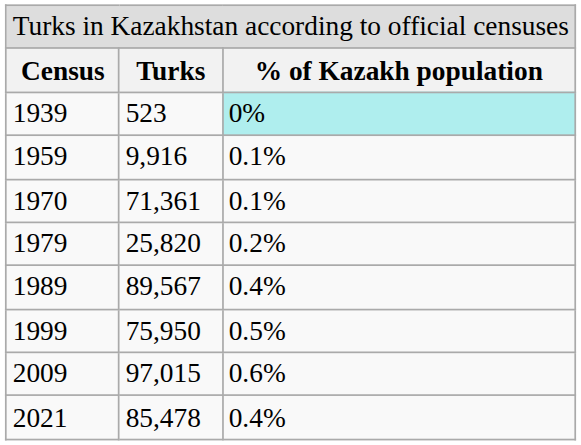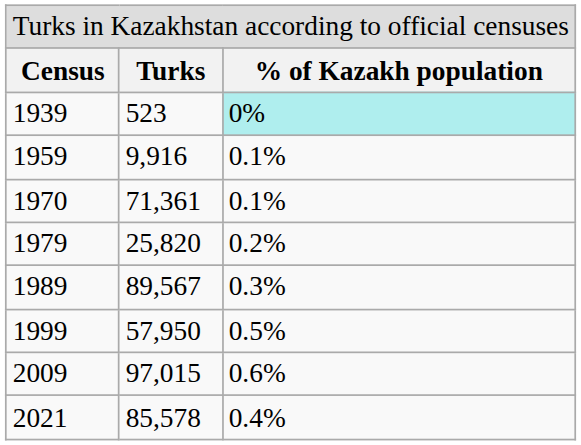(257, 286) 0.4% -> (257, 286) 0.3%
(163, 330) 75,950 -> (163, 330) 57,950
(163, 417) 85,478 -> (163, 417) 85,578
